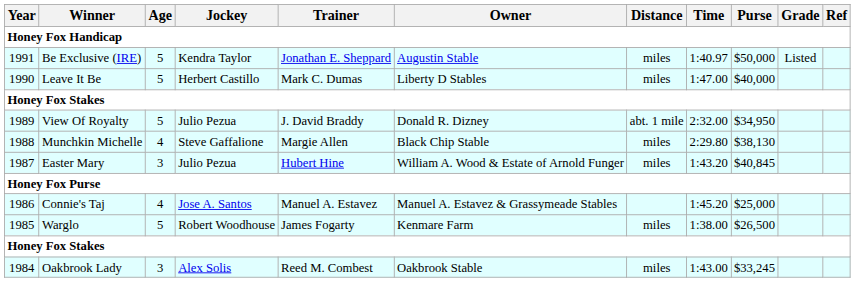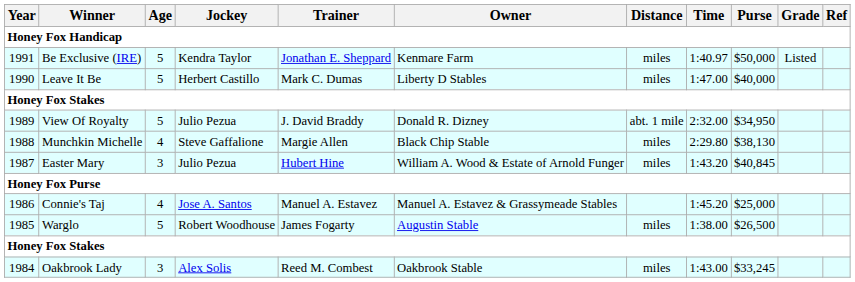(438, 58) Augustin Stable -> (435, 58) Kenmare Farm
(435, 225) Kenmare Farm -> (438, 225) Augustin Stable
